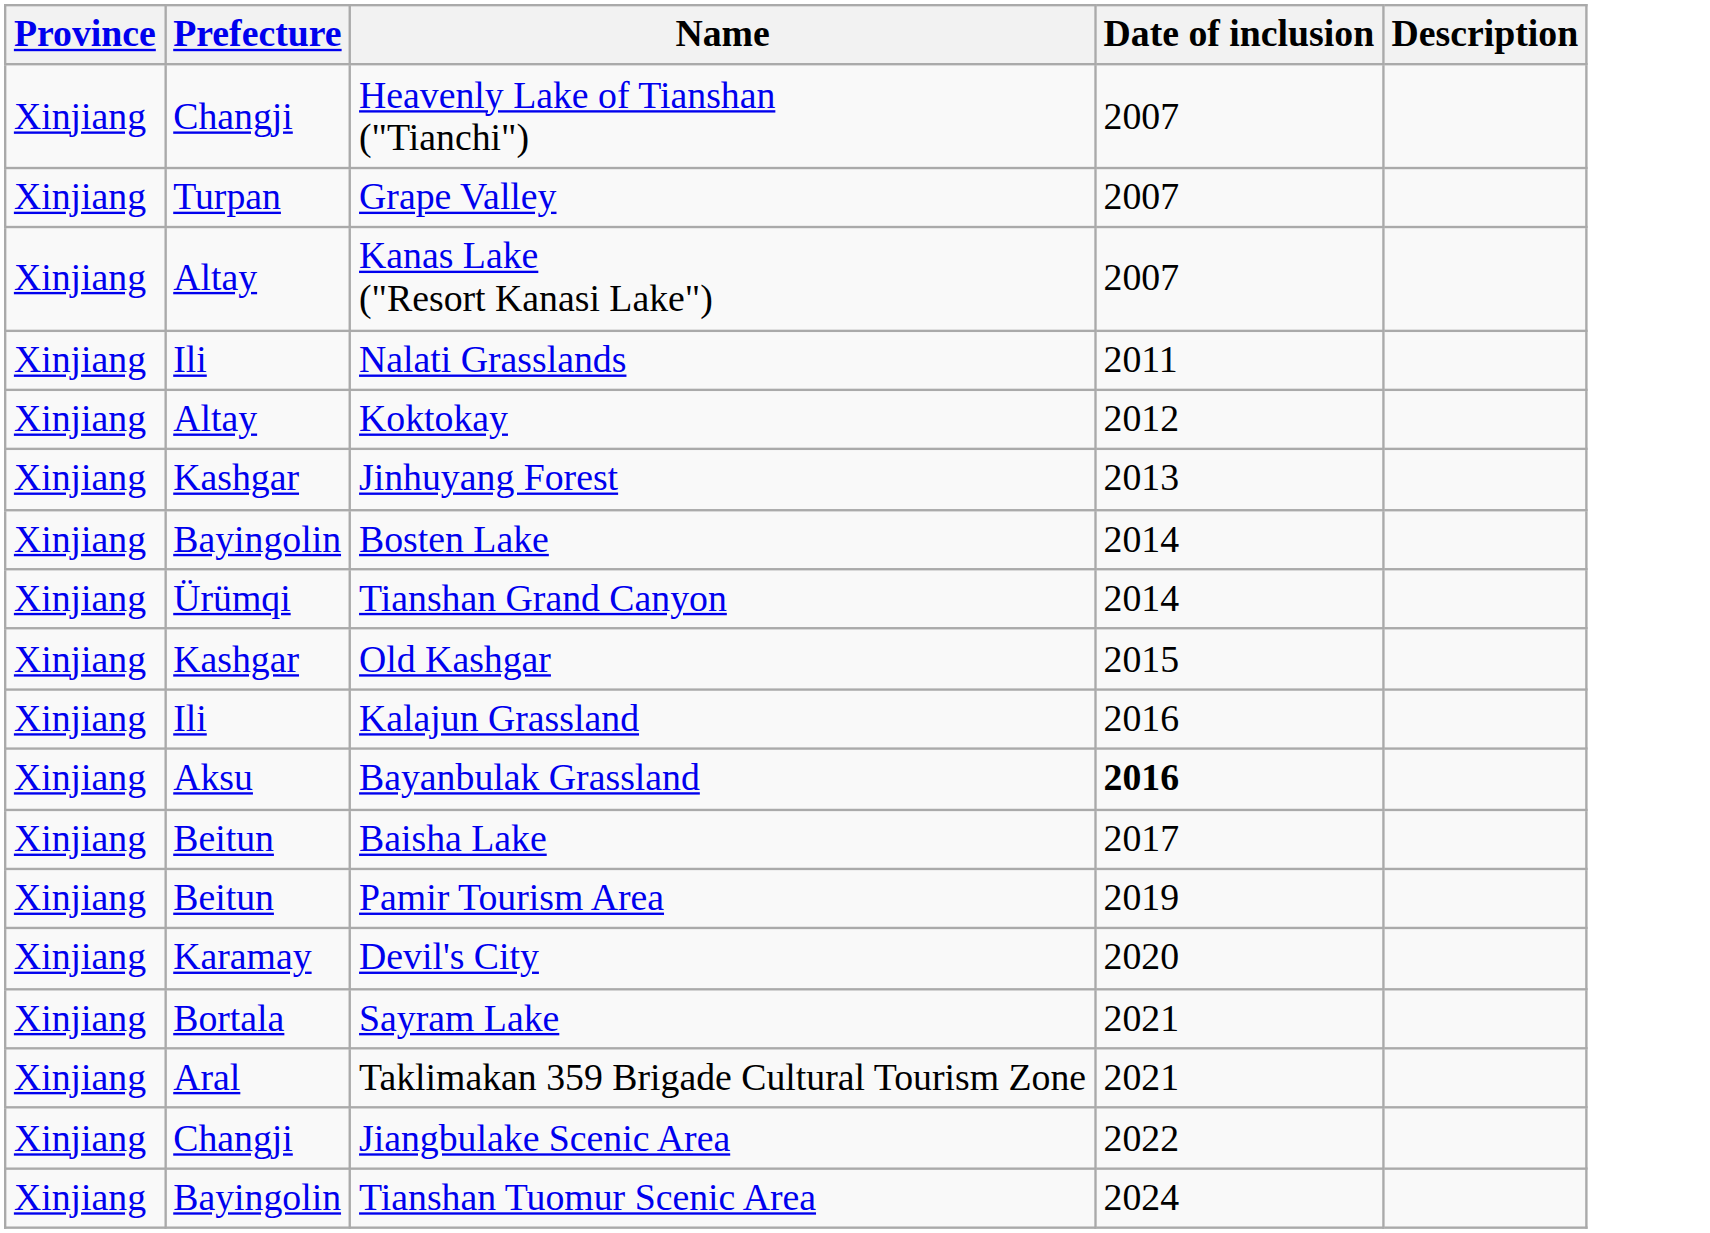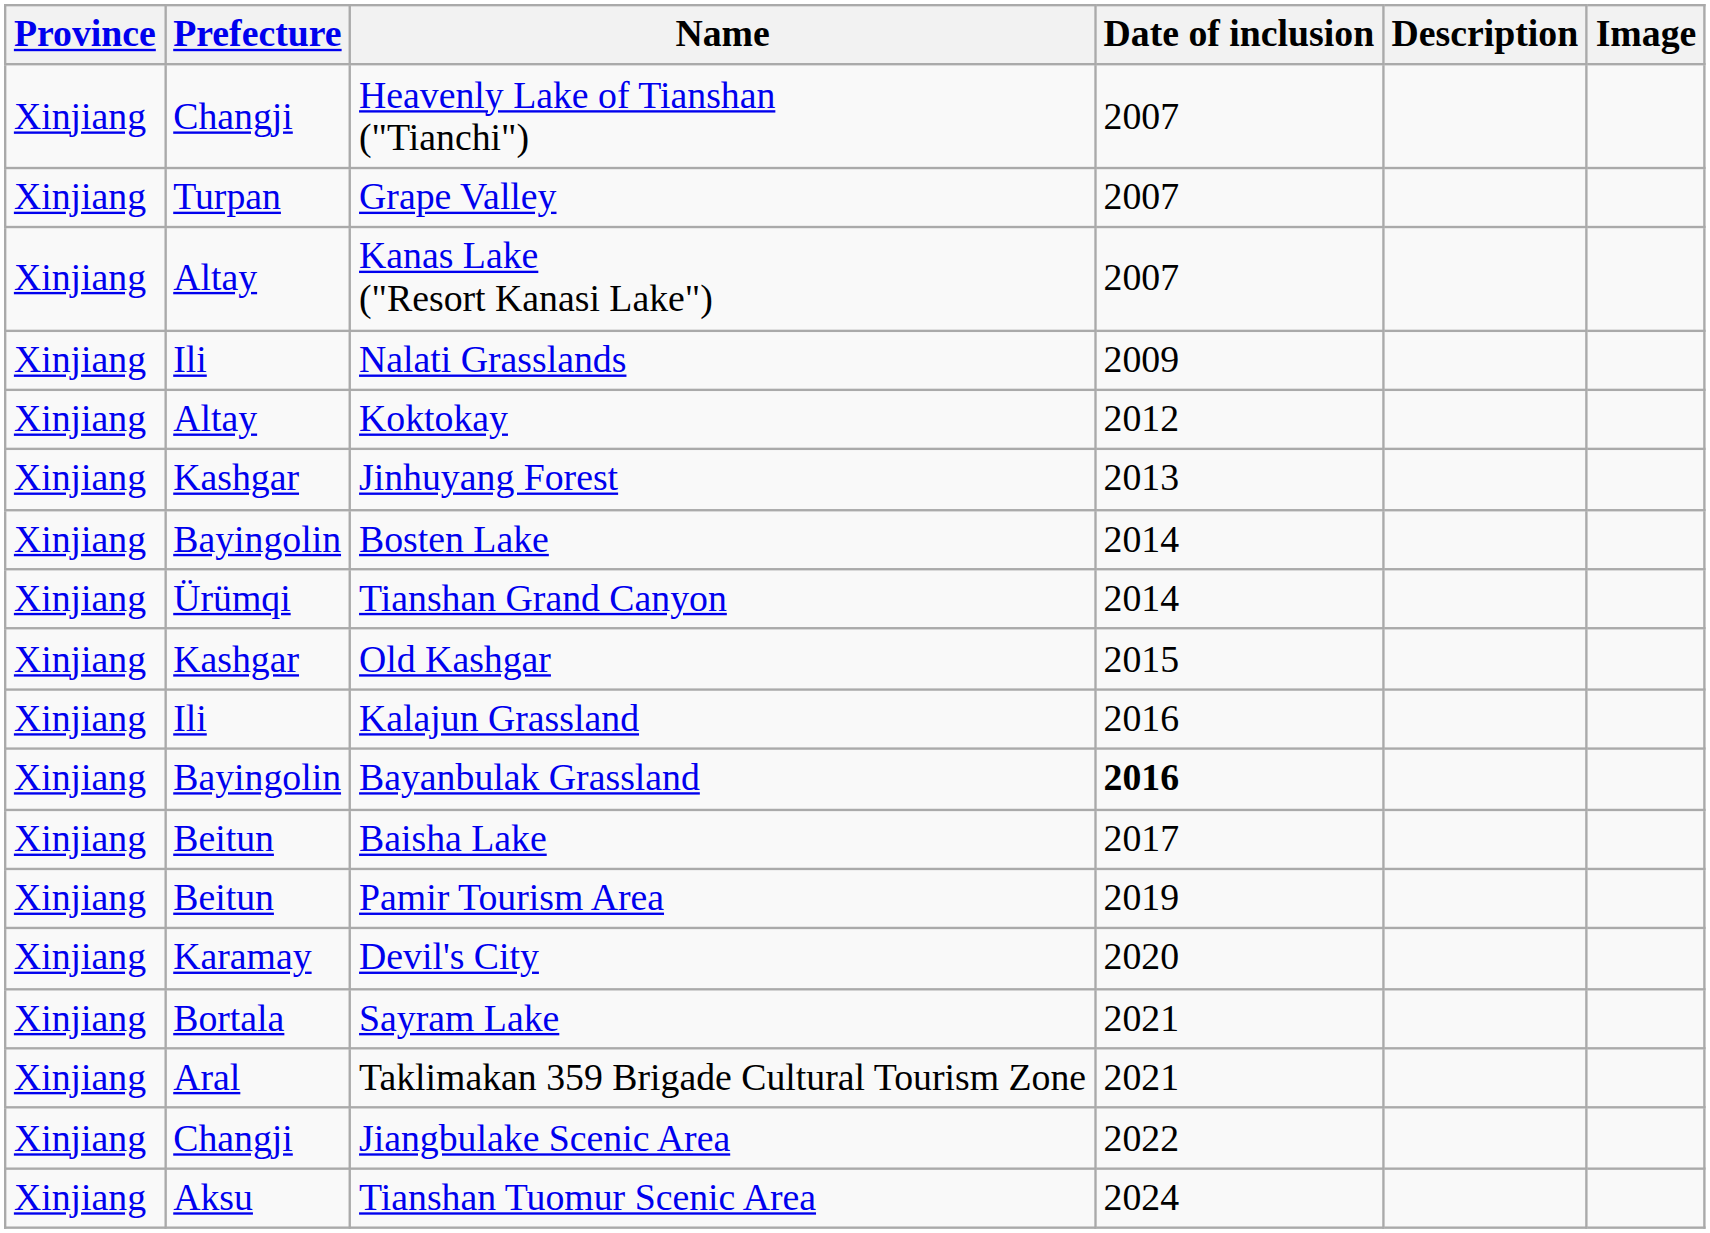+ column: (1646, 34)
(1141, 358) 2011 -> (1141, 358) 2009
(213, 778) Aksu -> (257, 778) Bayingolin
(257, 1197) Bayingolin -> (213, 1197) Aksu
